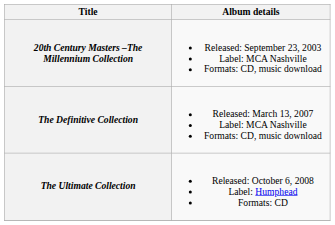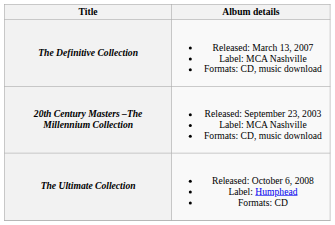rows swapped: (88, 53) <-> (88, 119)
